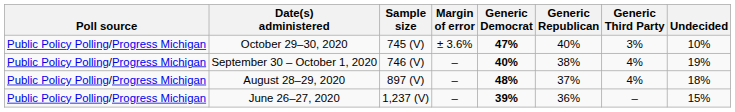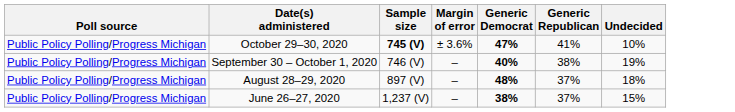- column: (635, 20)
(406, 44) normal -> (406, 44) bold
(569, 44) 40% -> (569, 44) 41%
(506, 98) 39% -> (506, 98) 38%
(569, 98) 36% -> (569, 98) 37%
